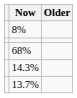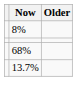- row: (25, 67)
